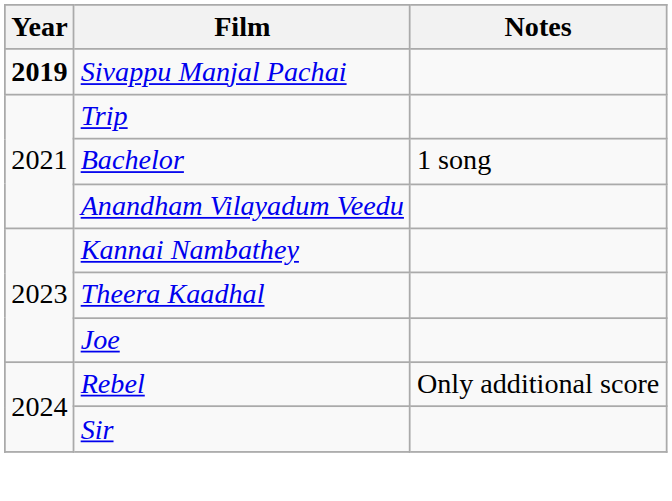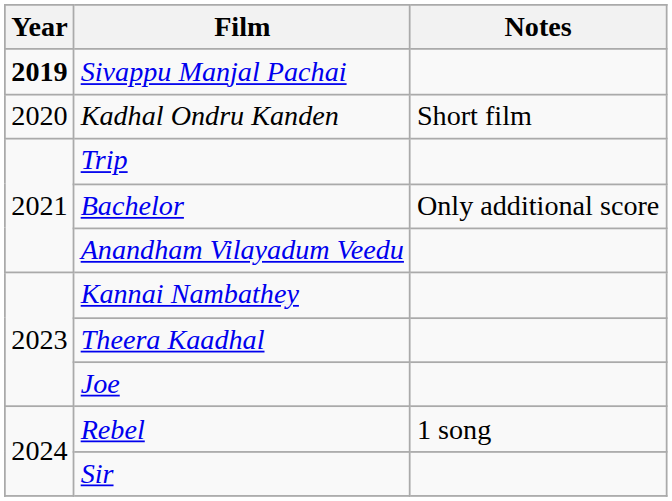+ row: (210, 116)
(454, 160) 1 song -> (538, 205) Only additional score
(538, 384) Only additional score -> (454, 428) 1 song
